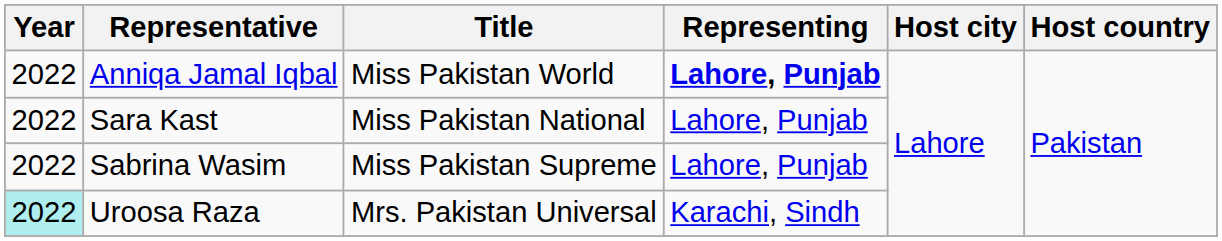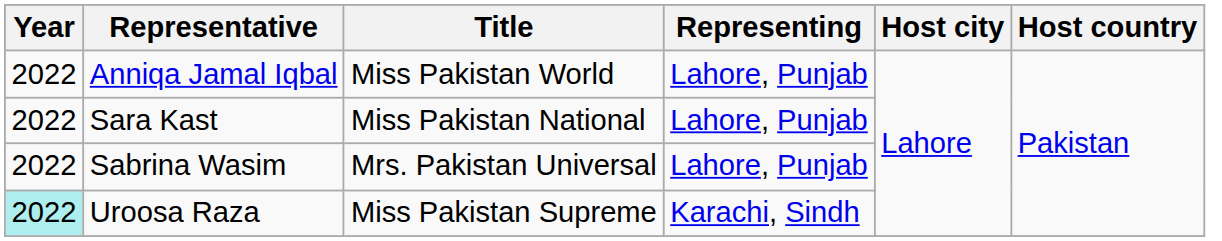(775, 73) bold -> (769, 73) normal
(504, 166) Miss Pakistan Supreme -> (504, 166) Mrs. Pakistan Universal
(504, 212) Mrs. Pakistan Universal -> (504, 212) Miss Pakistan Supreme
